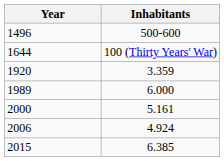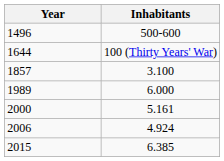+ row: (19, 71)
- row: (19, 71)
